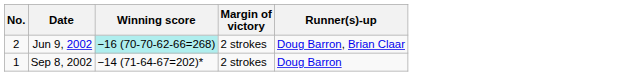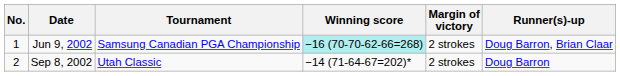+ column: (199, 20)
(16, 44) 2 -> (16, 44) 1
(16, 62) 1 -> (16, 62) 2
